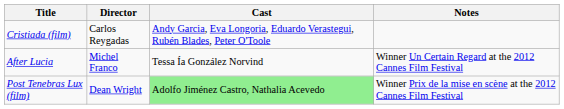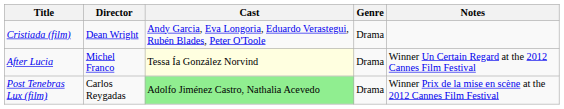+ column: (370, 12)
(109, 34) Carlos Reygadas -> (112, 34) Dean Wright
(208, 62) no background -> (203, 62) lightyellow background
(116, 90) Dean Wright -> (106, 90) Carlos Reygadas
